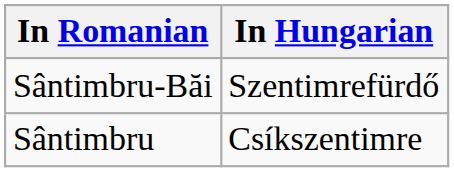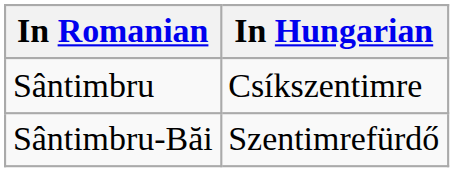rows swapped: (84, 138) <-> (113, 85)
